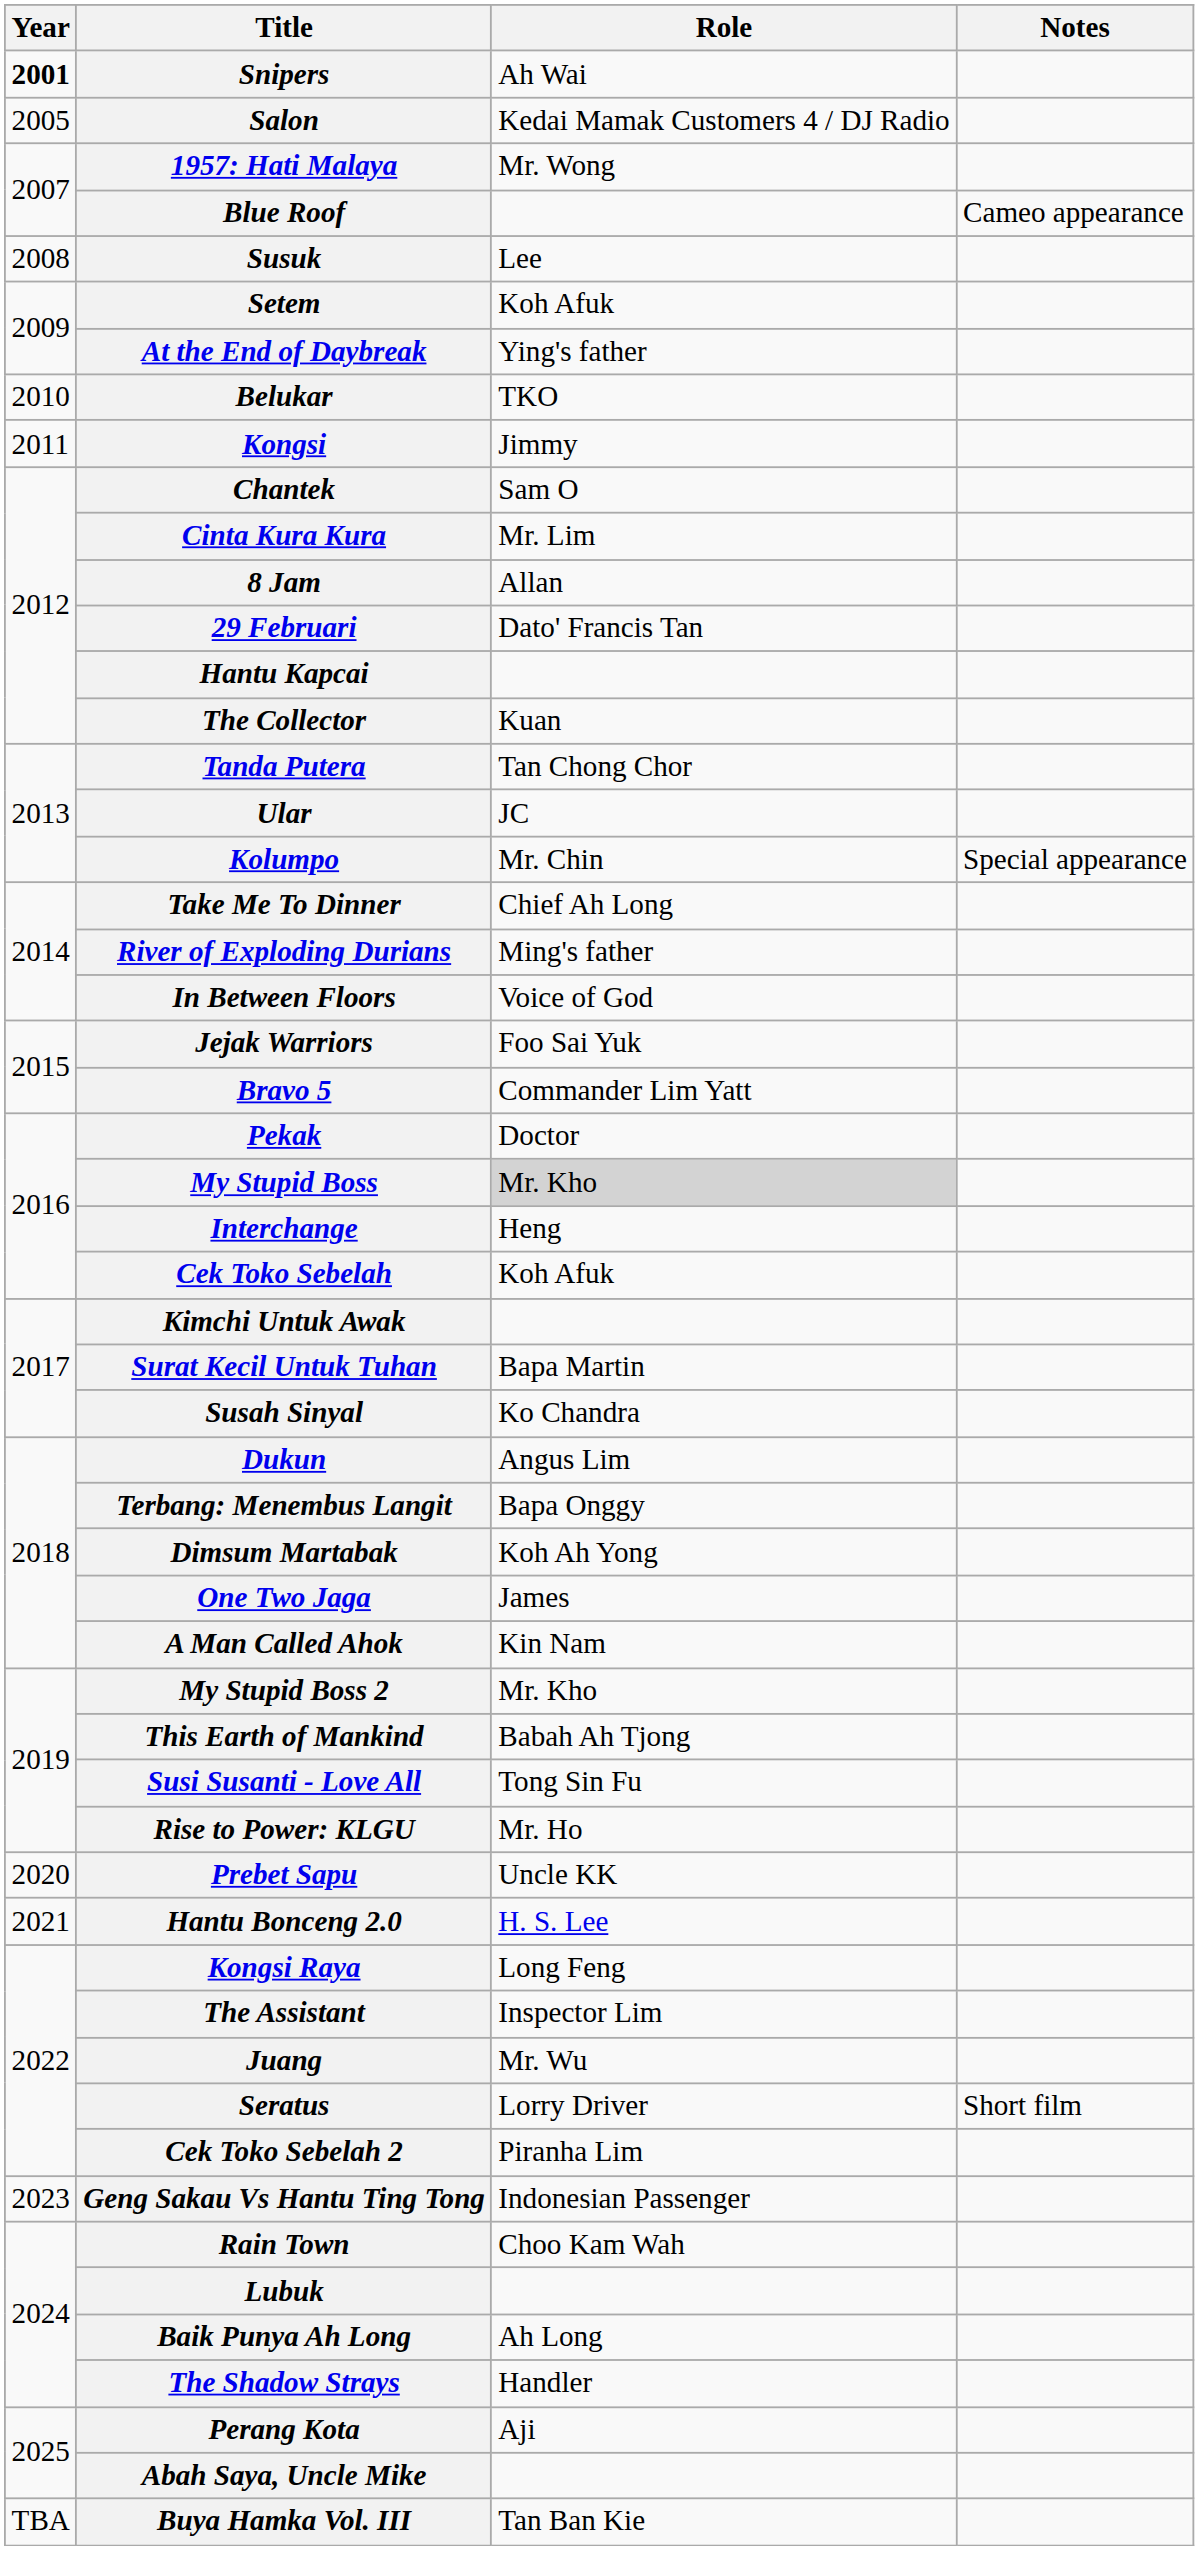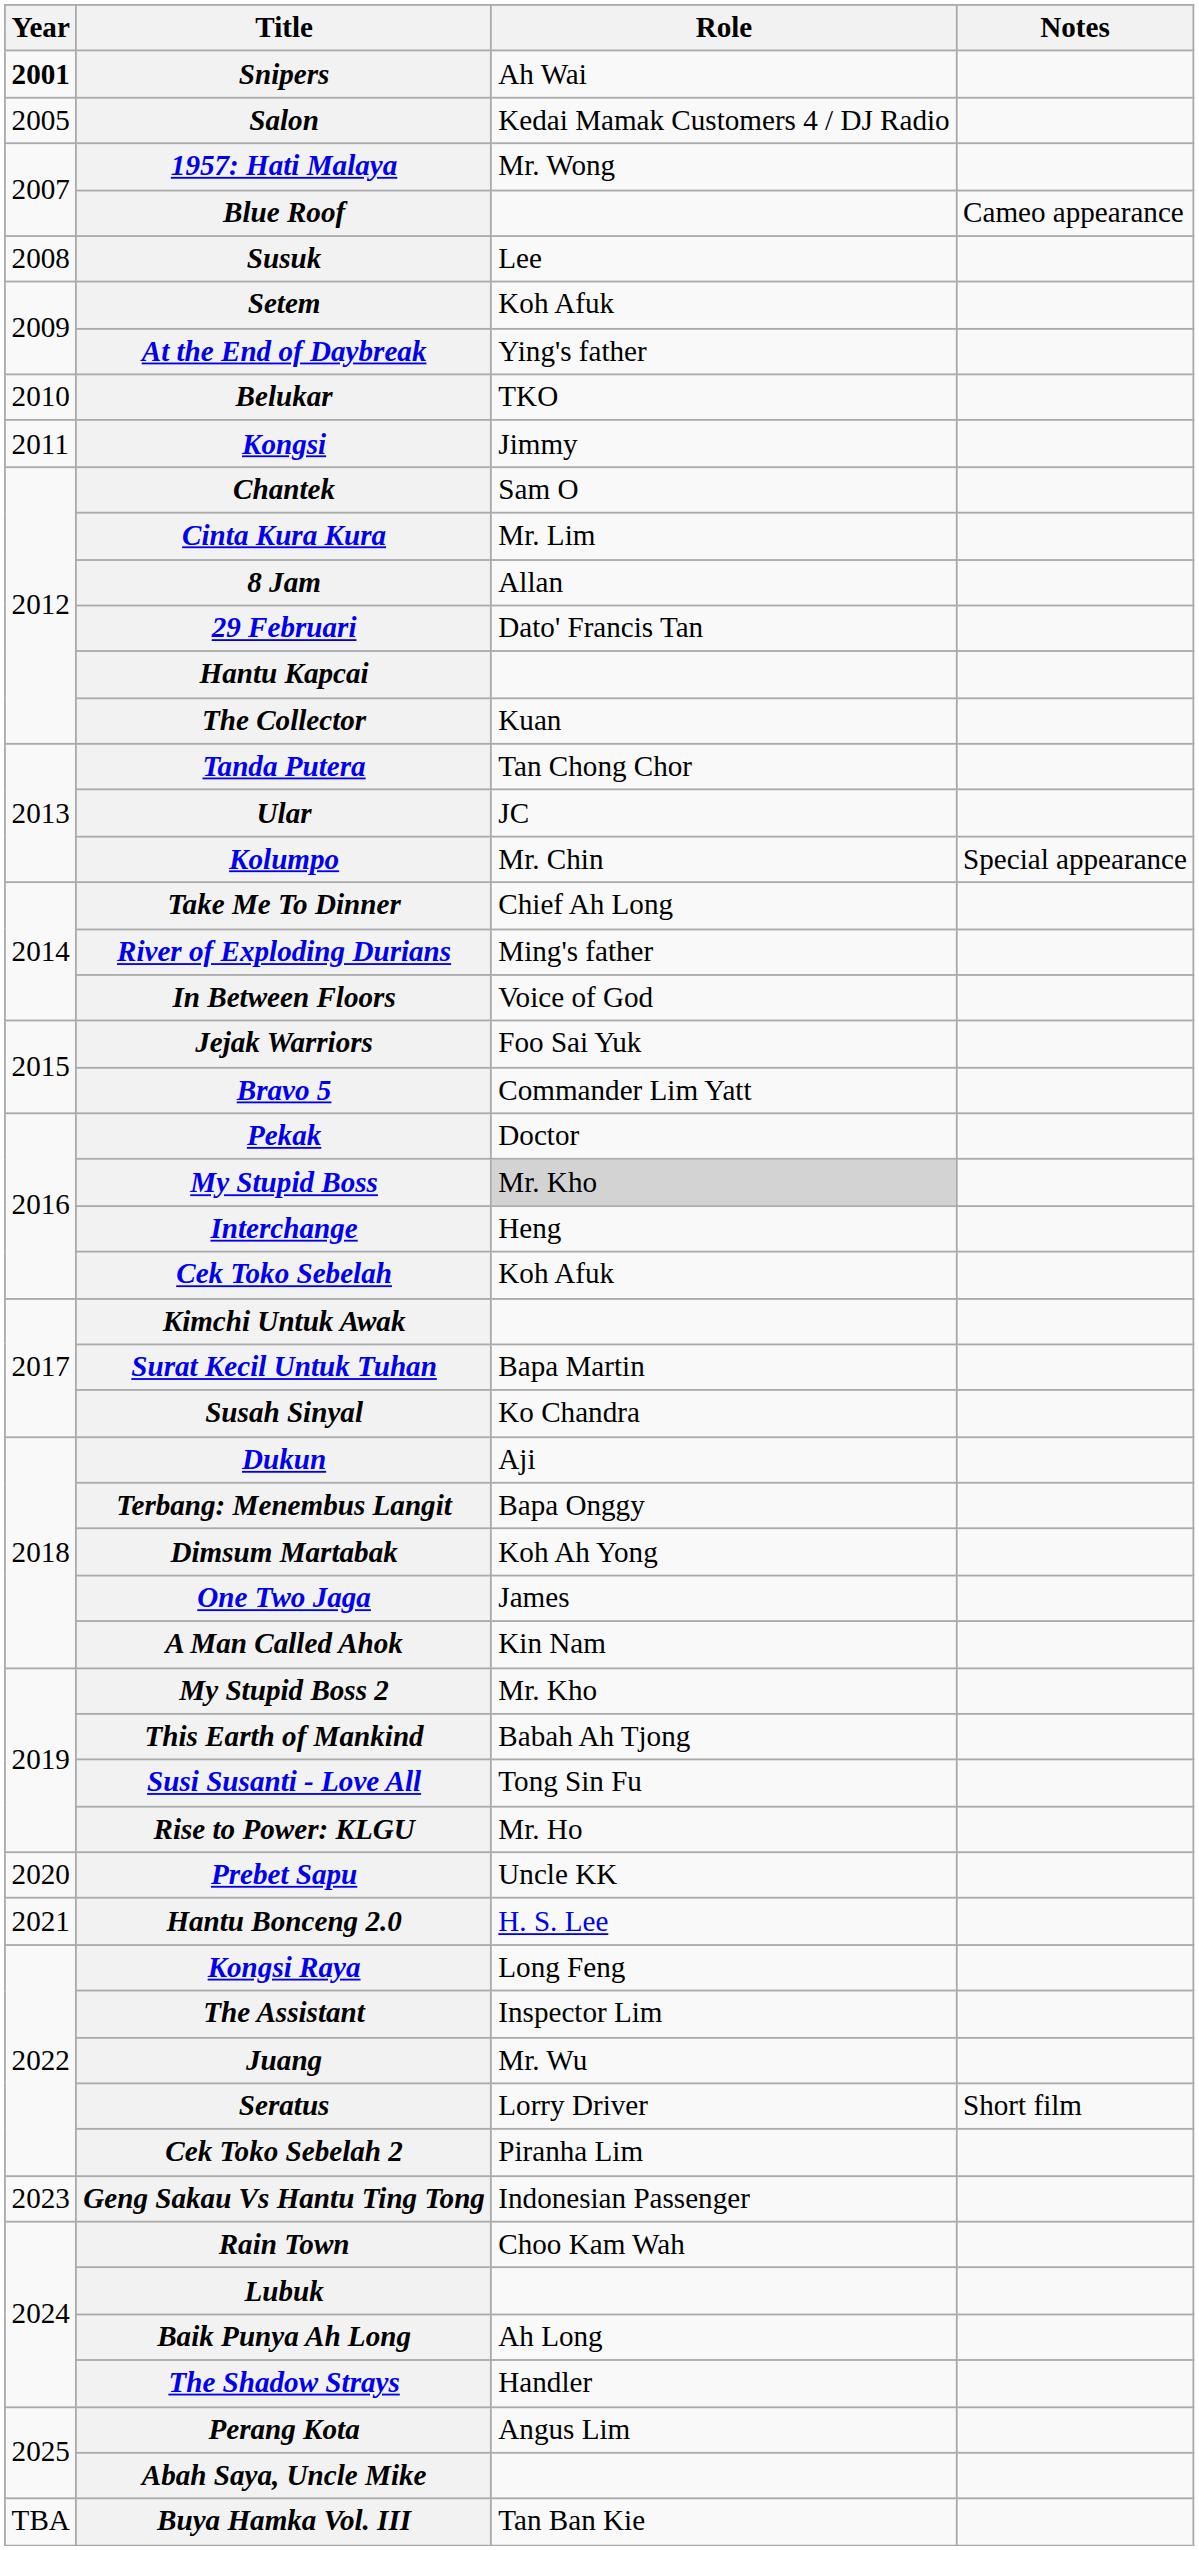(564, 1459) Angus Lim -> (517, 1459) Aji
(517, 2429) Aji -> (564, 2429) Angus Lim
